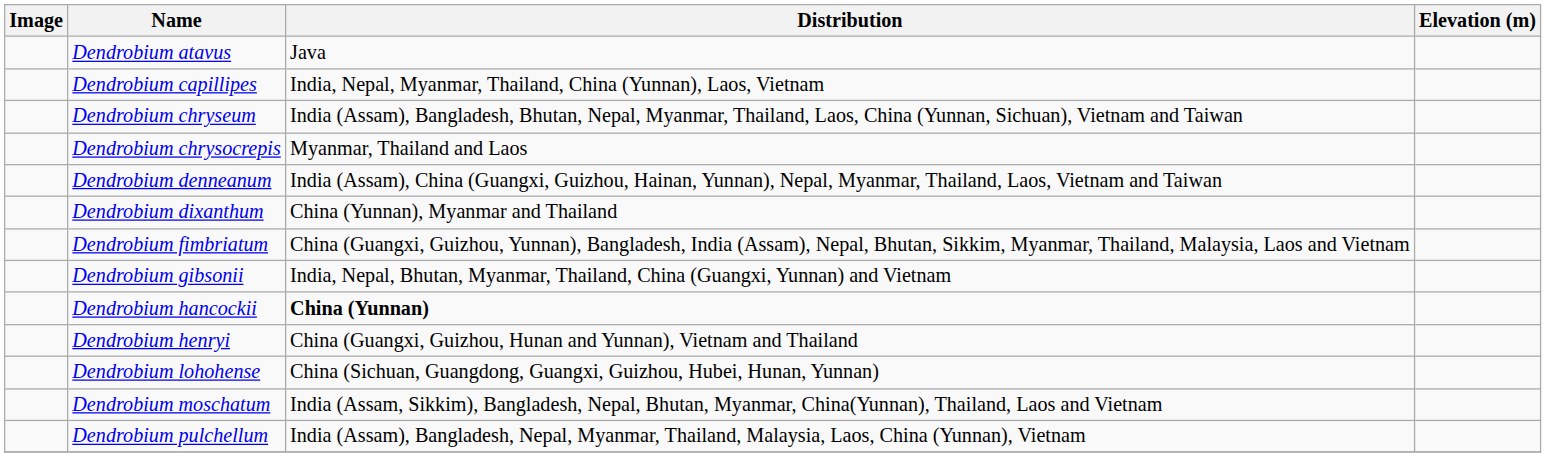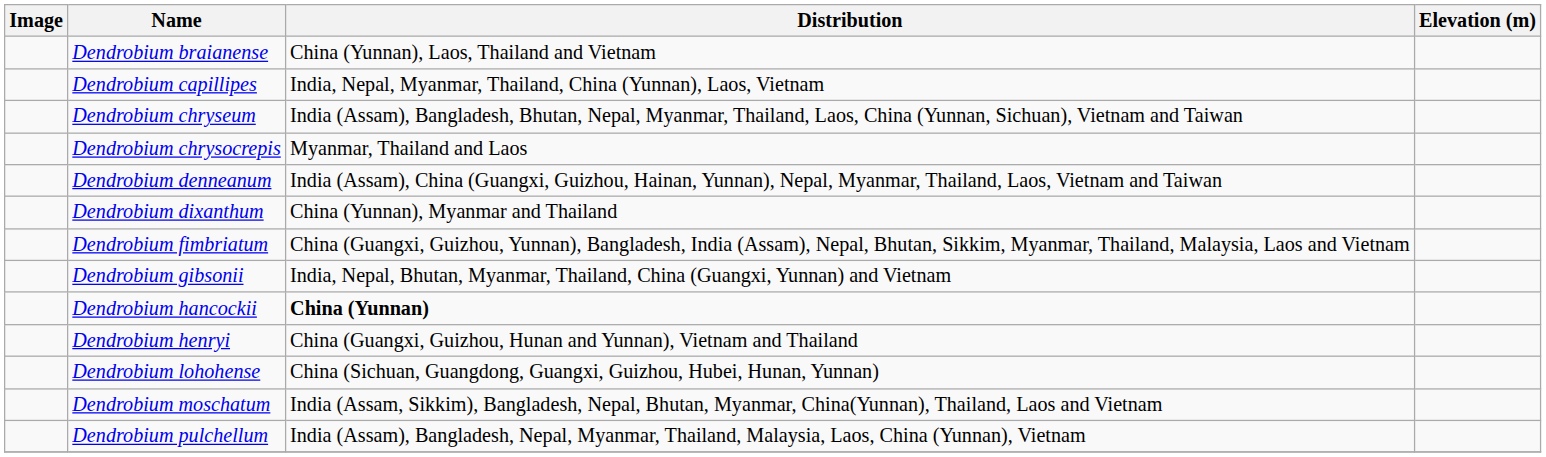- row: (152, 52)
+ row: (170, 52)
